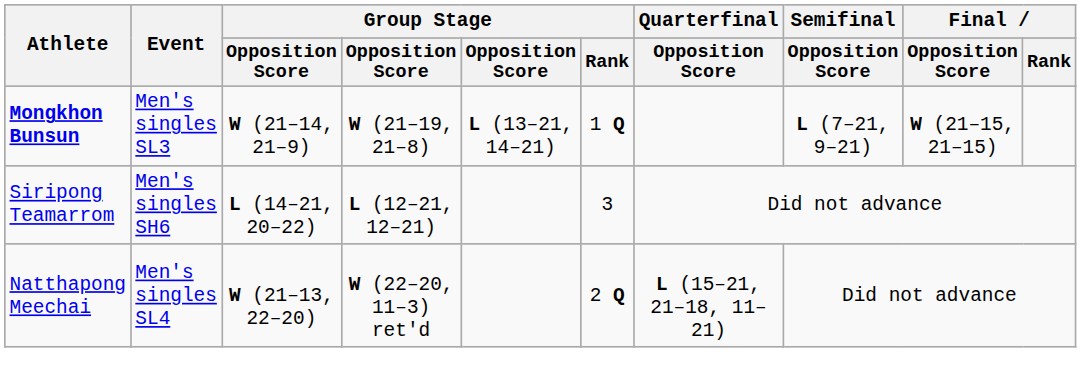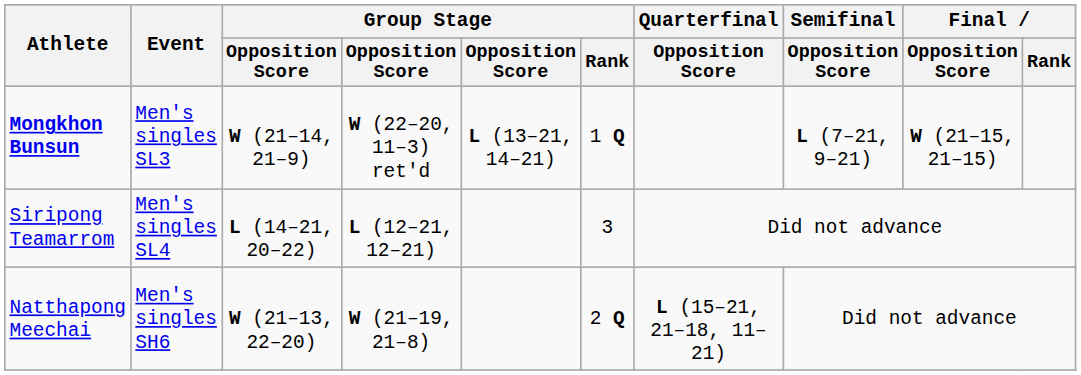(401, 137) W (21–19, 21–8) -> (401, 149) W (22–20, 11–3) ret'd
(176, 205) Men's singles SH6 -> (176, 228) Men's singles SL4
(176, 295) Men's singles SL4 -> (176, 319) Men's singles SH6
(401, 307) W (22–20, 11–3) ret'd -> (401, 330) W (21–19, 21–8)
